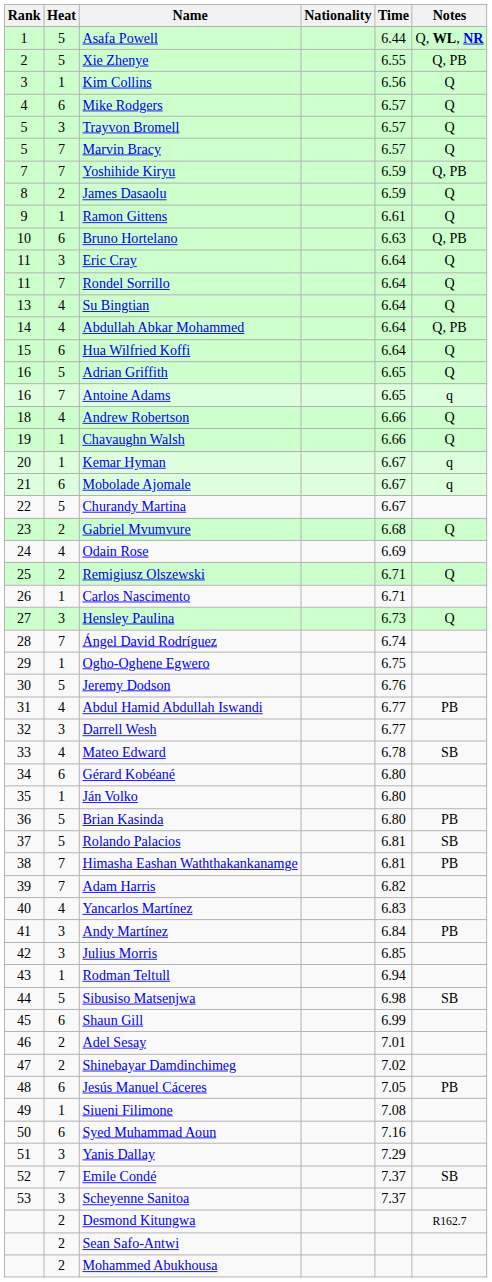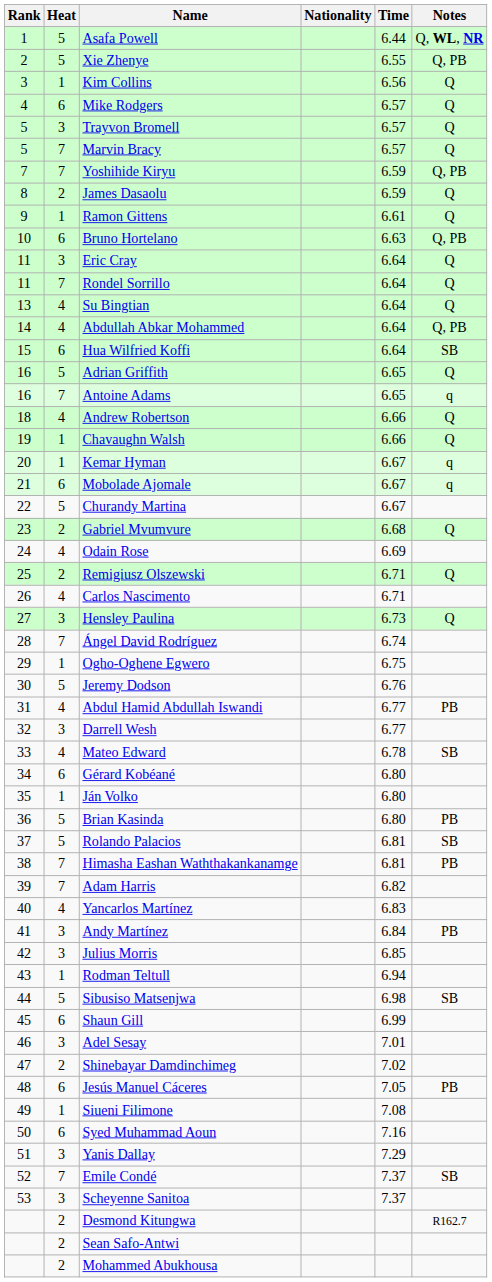(450, 350) Q -> (449, 350) SB
(62, 596) 1 -> (62, 596) 4
(62, 1042) 2 -> (62, 1042) 3
